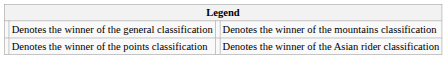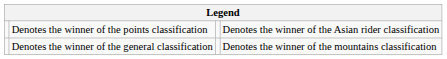rows swapped: (112, 29) <-> (110, 46)
